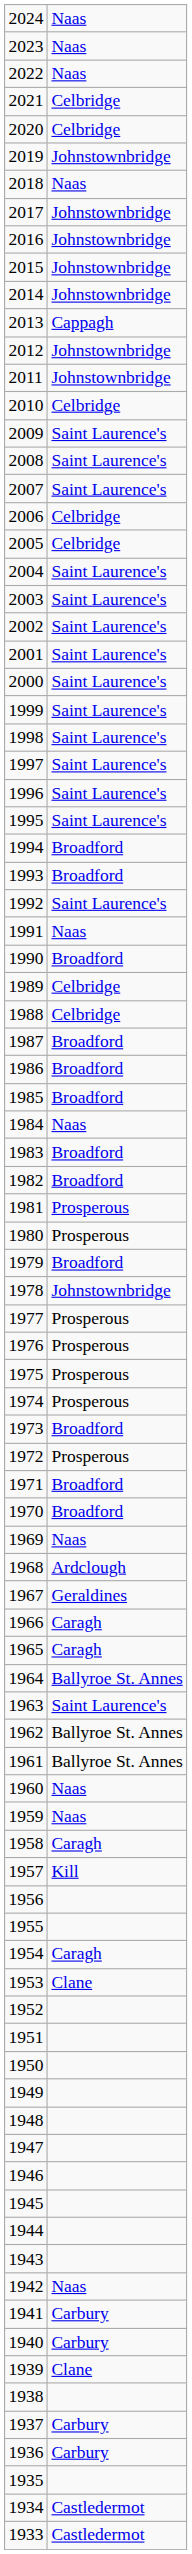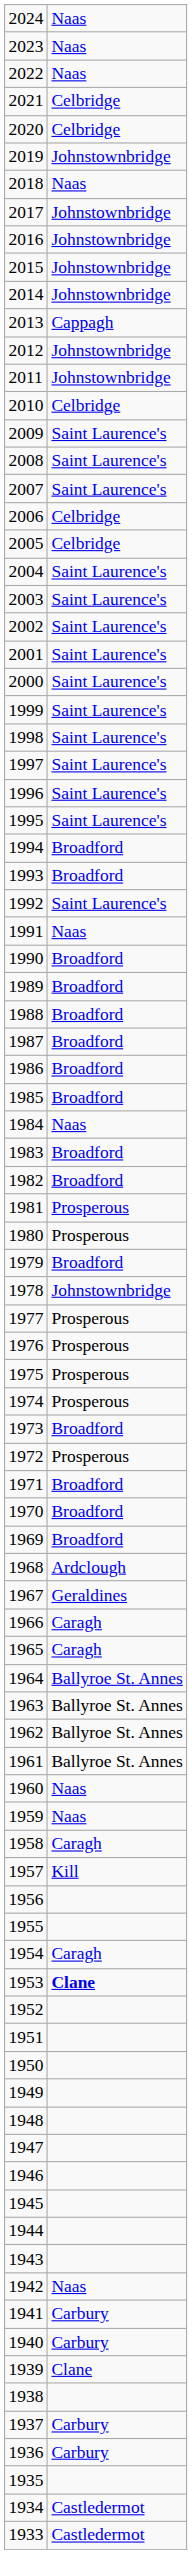(86, 986) Celbridge -> (87, 986) Broadford
(86, 1014) Celbridge -> (87, 1014) Broadford
(69, 1539) Naas -> (87, 1539) Broadford
(109, 1705) Saint Laurence's -> (117, 1705) Ballyroe St. Annes
(72, 1982) normal -> (73, 1982) bold
